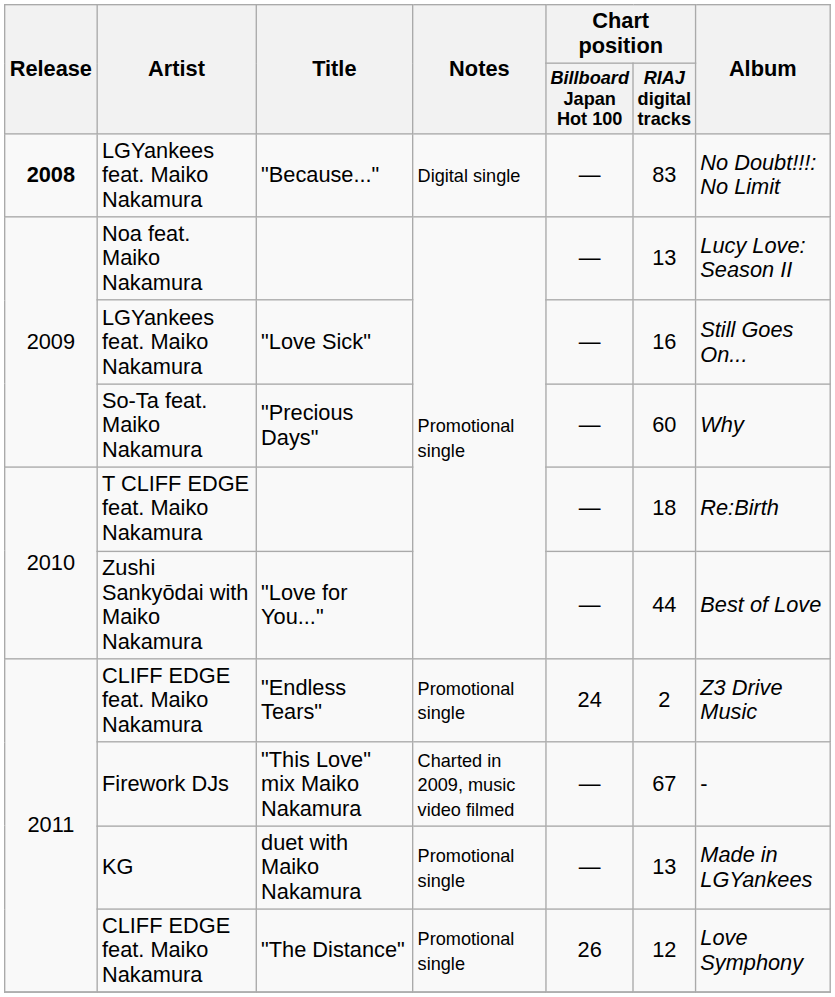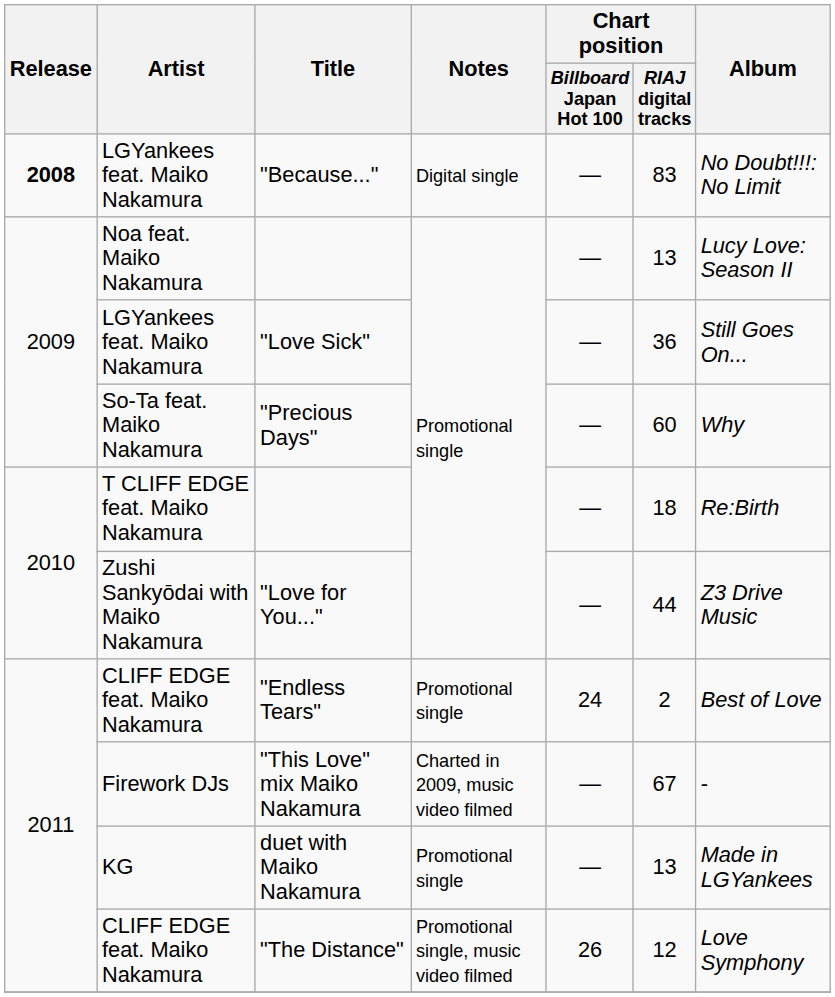(664, 341) 16 -> (665, 341) 36
(761, 604) Best of Love -> (742, 604) Z3 Drive Music
(741, 700) Z3 Drive Music -> (761, 700) Best of Love
(466, 952) Promotional single -> (468, 952) Promotional single, music video filmed
